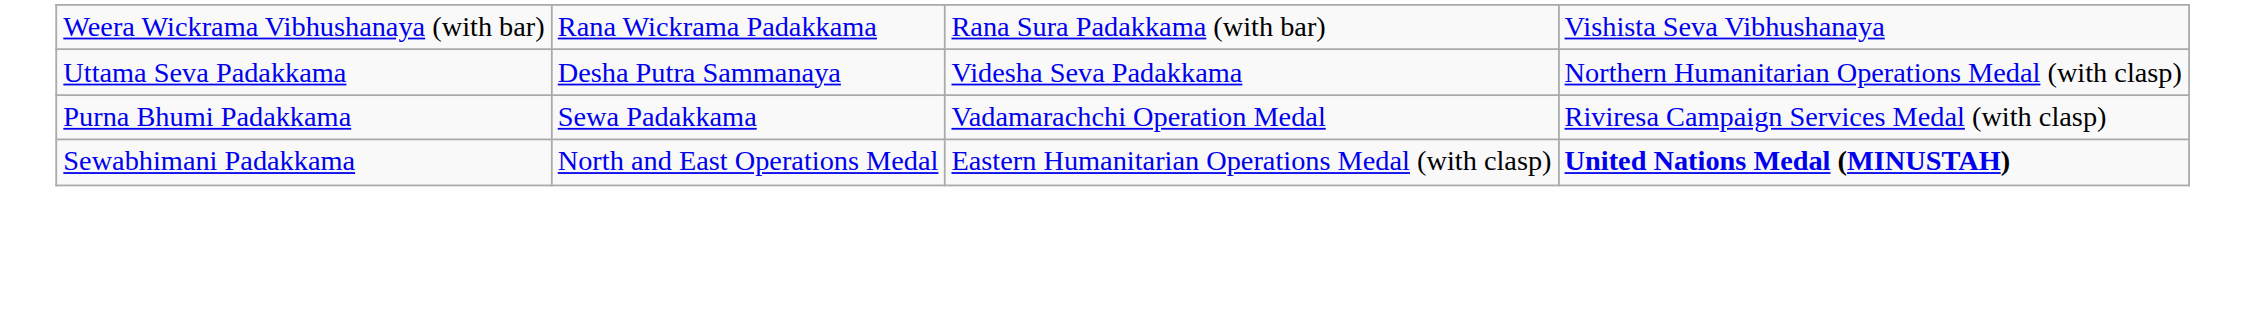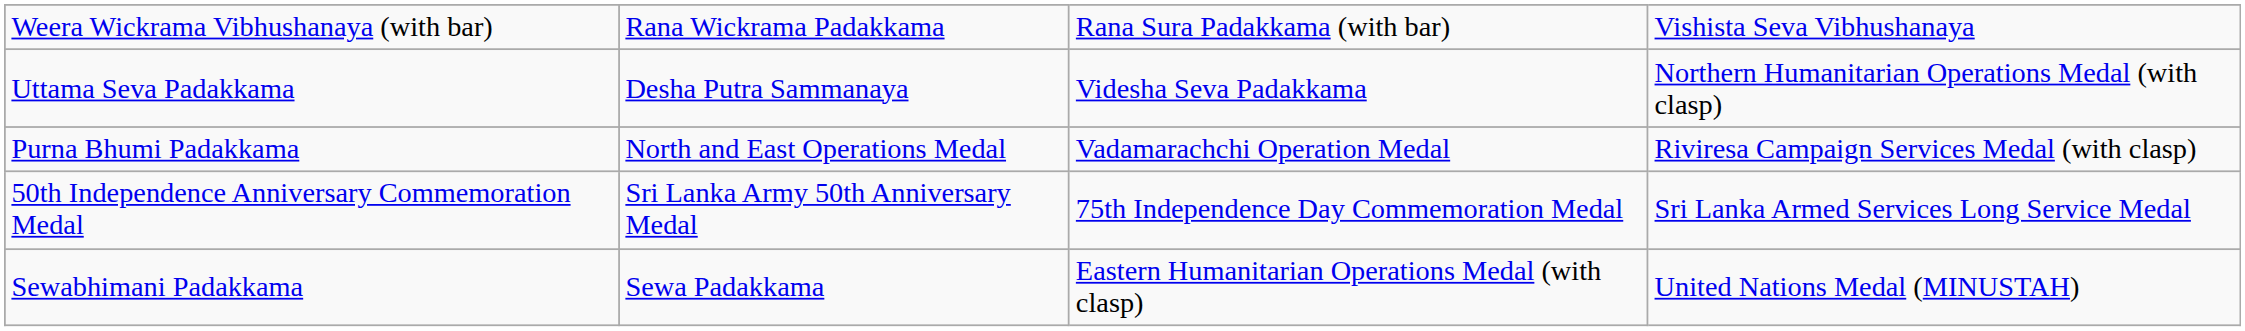(657, 116) Sewa Padakkama -> (816, 148) North and East Operations Medal
+ row: (291, 209)
(748, 161) North and East Operations Medal -> (725, 286) Sewa Padakkama
(1787, 161) bold -> (1867, 286) normal
